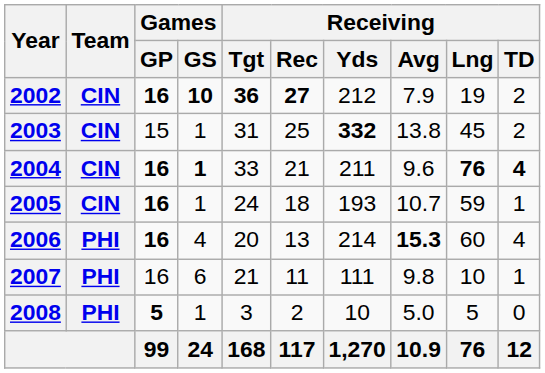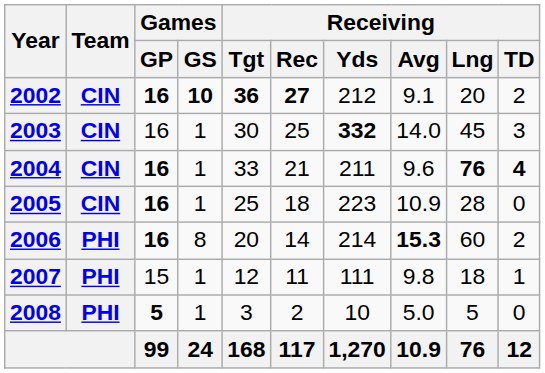(419, 95) 7.9 -> (419, 95) 9.1
(472, 95) 19 -> (472, 95) 20
(157, 131) 15 -> (157, 131) 16
(246, 131) 31 -> (246, 131) 30
(419, 131) 13.8 -> (419, 131) 14.0
(519, 131) 2 -> (519, 131) 3
(200, 167) bold -> (200, 167) normal
(246, 204) 24 -> (246, 204) 25
(357, 204) 193 -> (357, 204) 223
(419, 204) 10.7 -> (419, 204) 10.9
(472, 204) 59 -> (472, 204) 28
(519, 204) 1 -> (519, 204) 0
(200, 240) 4 -> (200, 240) 8
(297, 240) 13 -> (297, 240) 14
(519, 240) 4 -> (519, 240) 2
(157, 276) 16 -> (157, 276) 15
(200, 276) 6 -> (200, 276) 1
(246, 276) 21 -> (246, 276) 12
(472, 276) 10 -> (472, 276) 18
